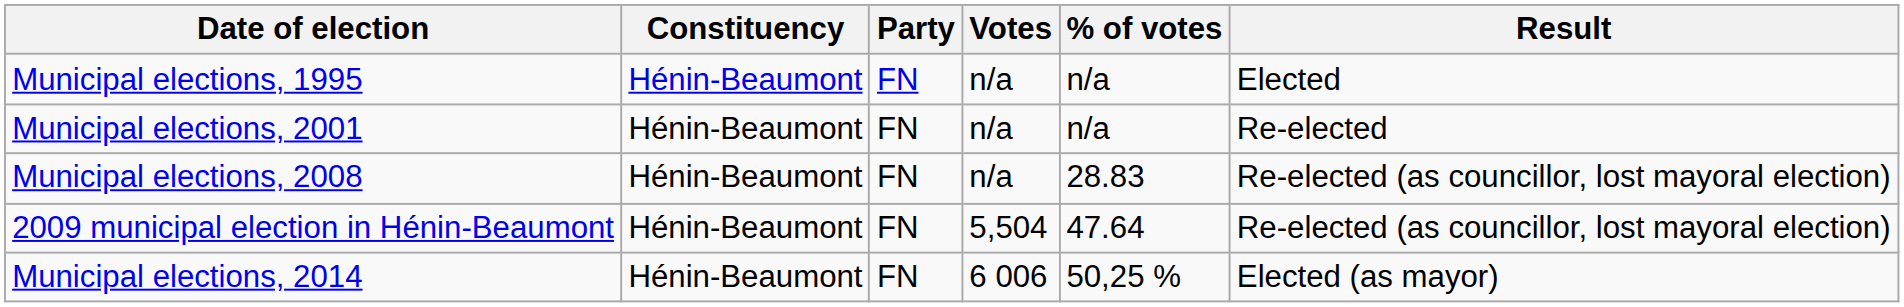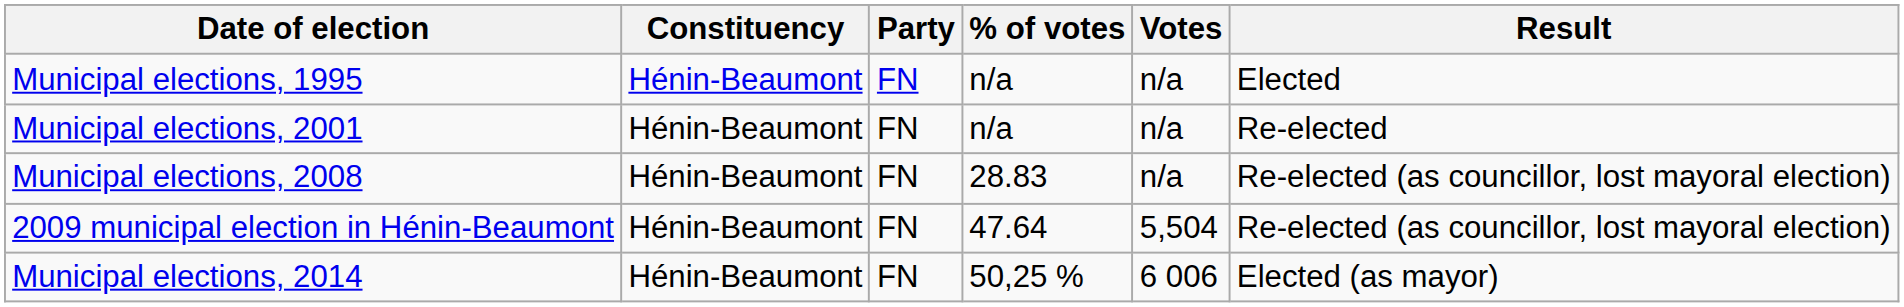columns swapped: (1011, 29) <-> (1144, 29)
